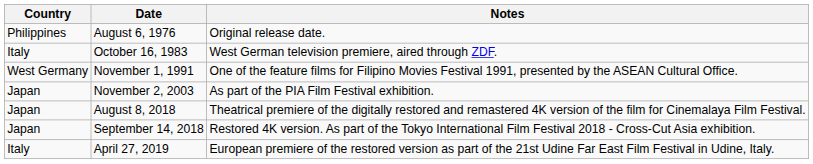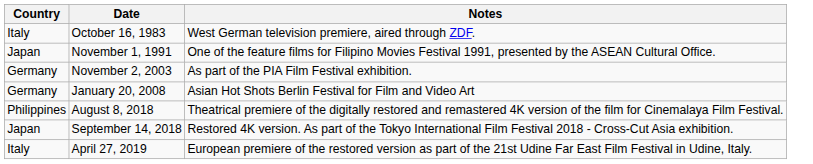- row: (135, 33)
(48, 71) West Germany -> (24, 52) Japan
(24, 91) Japan -> (32, 71) Germany
+ row: (119, 91)
(24, 110) Japan -> (37, 110) Philippines
